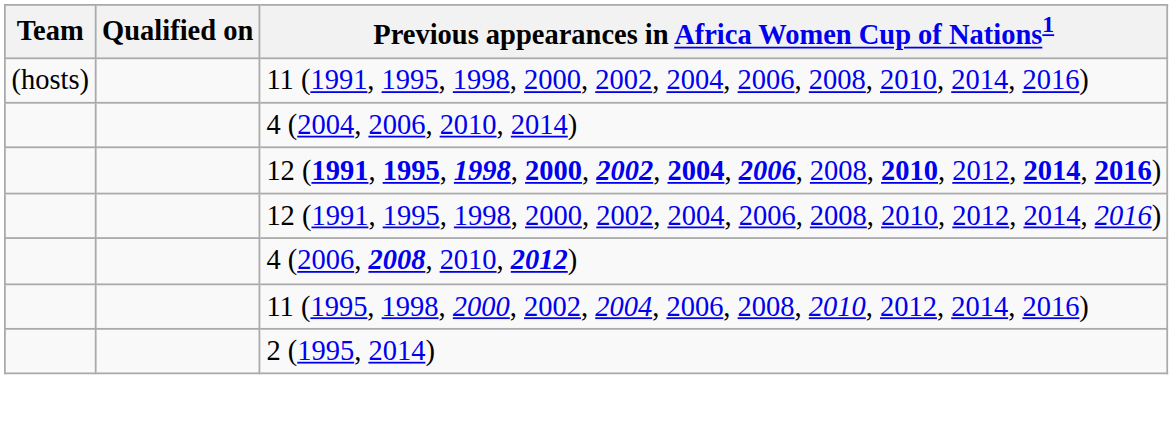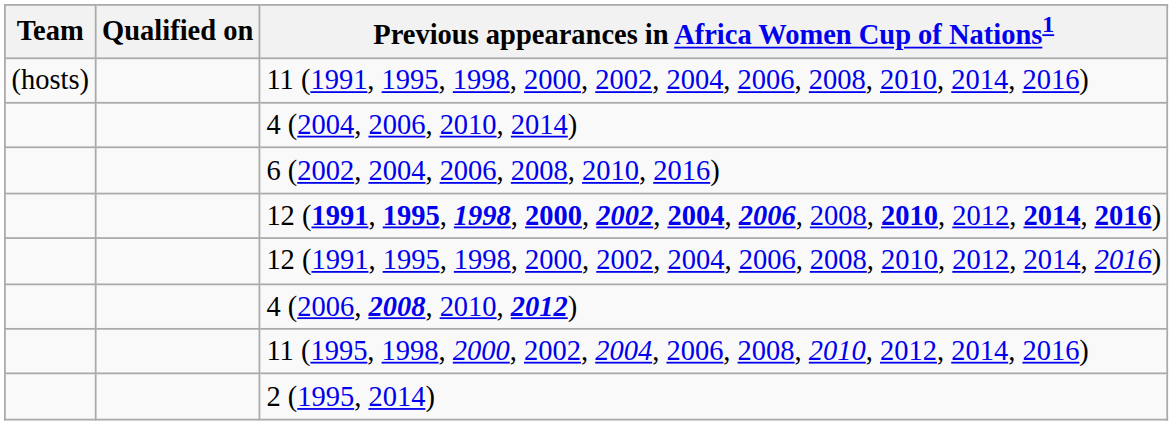+ row: (50, 171)
